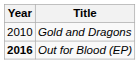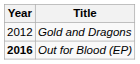(20, 31) 2010 -> (20, 31) 2012
